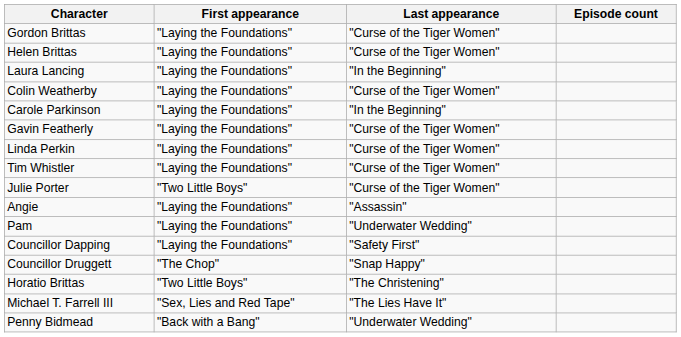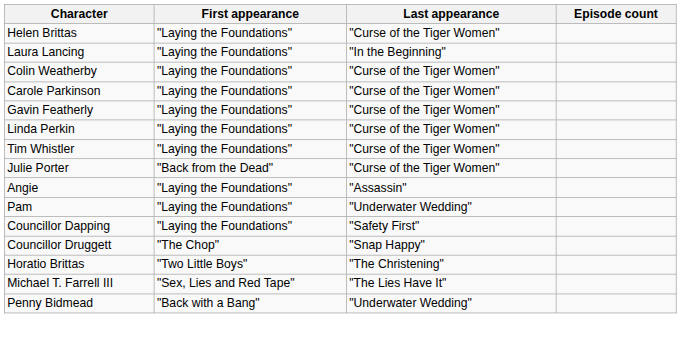- row: (46, 33)
(398, 110) "In the Beginning" -> (424, 91) "Curse of the Tiger Women"
(202, 187) "Two Little Boys" -> (215, 168) "Back from the Dead"
